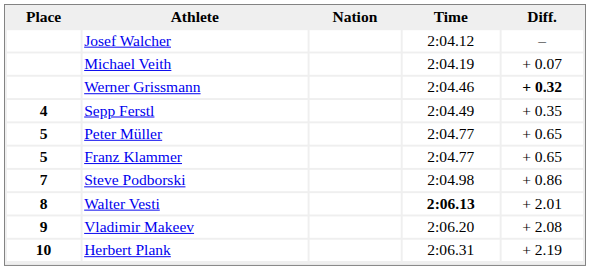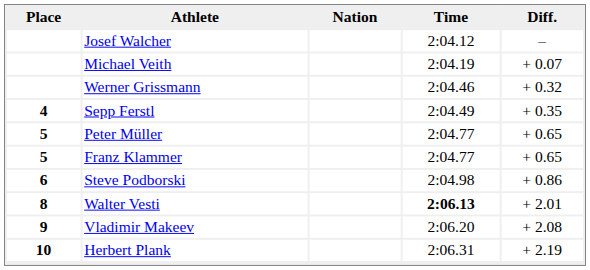(542, 87) bold -> (542, 87) normal
(44, 180) 7 -> (44, 180) 6
